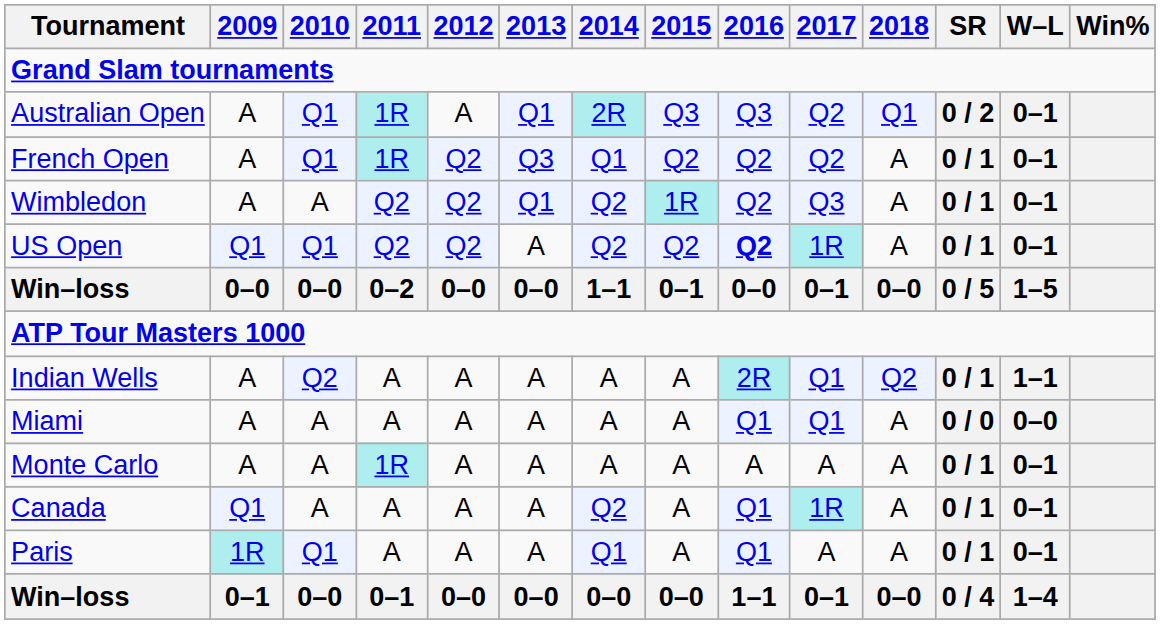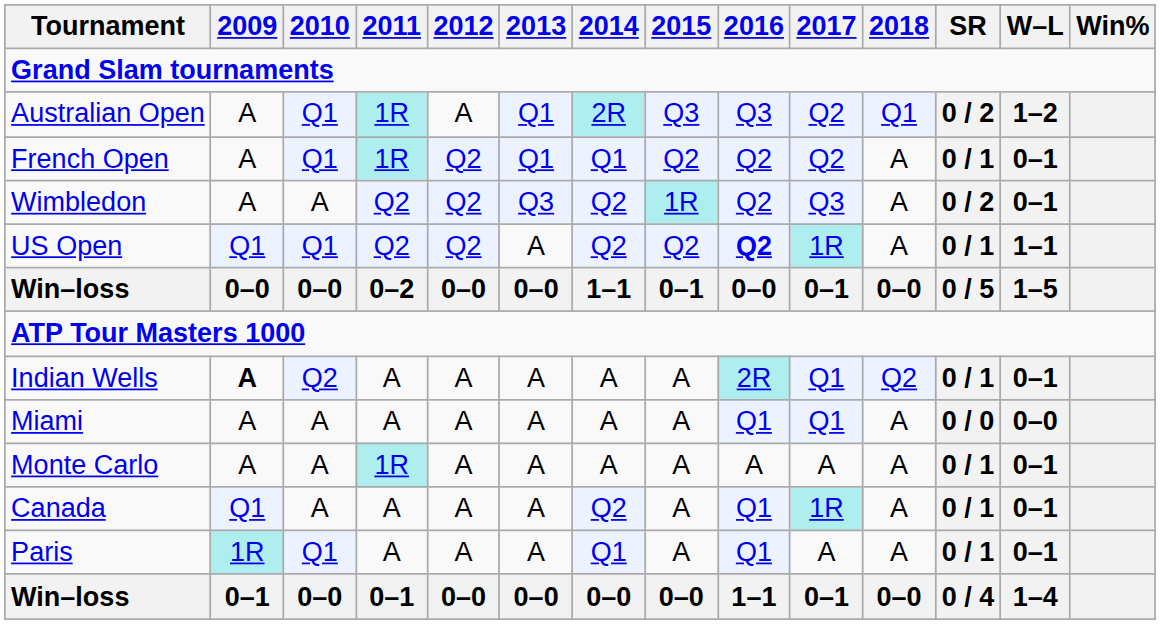(1035, 113) 0–1 -> (1035, 113) 1–2
(536, 157) Q3 -> (536, 157) Q1
(536, 201) Q1 -> (536, 201) Q3
(968, 201) 0 / 1 -> (968, 201) 0 / 2
(1035, 245) 0–1 -> (1035, 245) 1–1
(247, 376) normal -> (247, 376) bold
(1035, 376) 1–1 -> (1035, 376) 0–1
